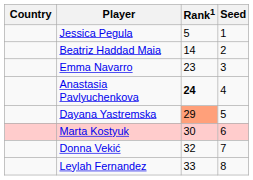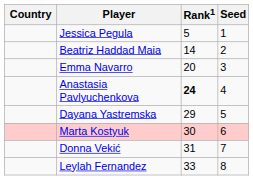(190, 67) 23 -> (190, 67) 20
(190, 114) lightsalmon background -> (190, 114) no background
(190, 149) 32 -> (190, 149) 31
